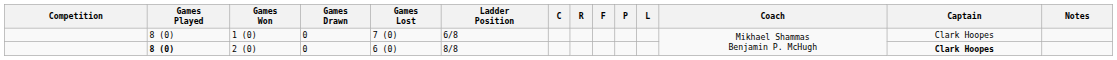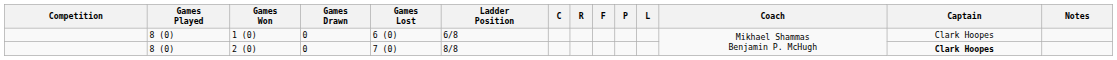(385, 34) 7 (0) -> (385, 34) 6 (0)
(162, 48) bold -> (162, 48) normal
(385, 48) 6 (0) -> (385, 48) 7 (0)
